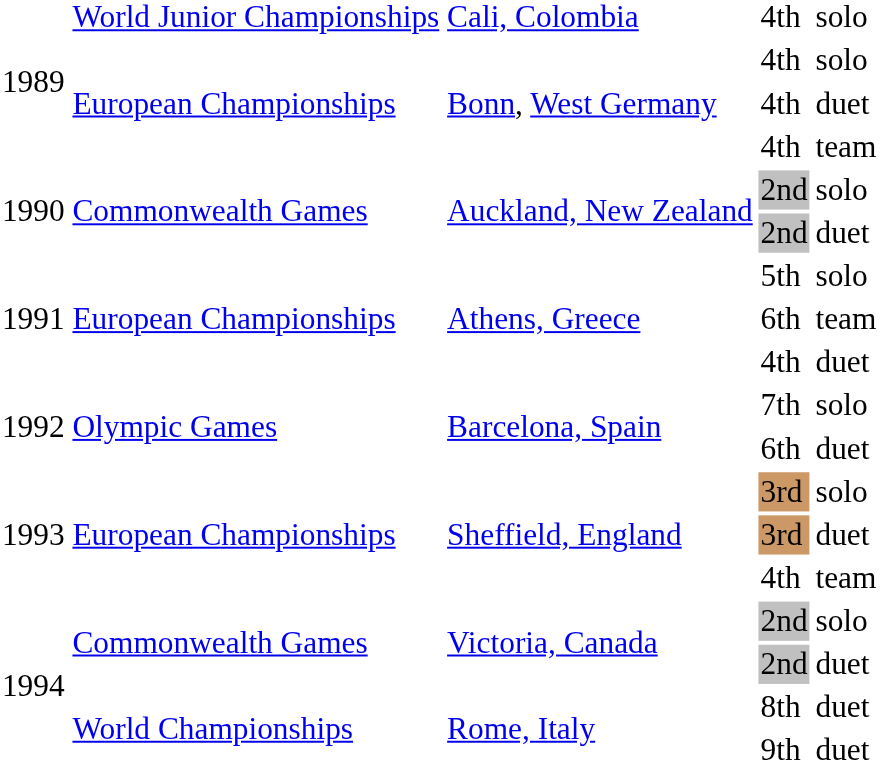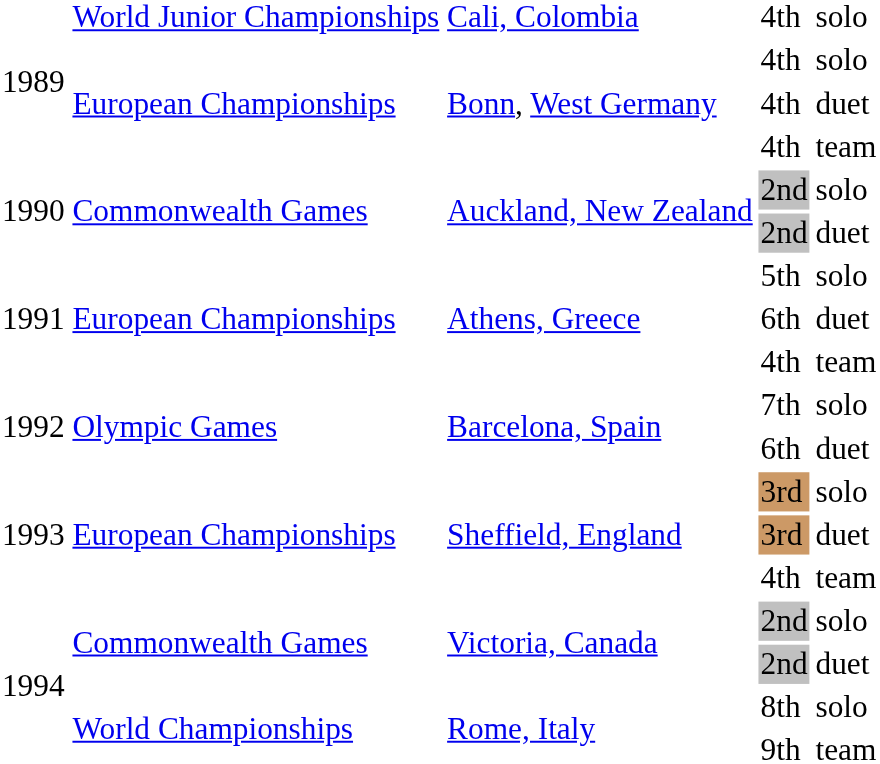(846, 318) team -> (842, 318) duet
(842, 362) duet -> (846, 362) team
(842, 706) duet -> (842, 706) solo
(842, 750) duet -> (846, 750) team
